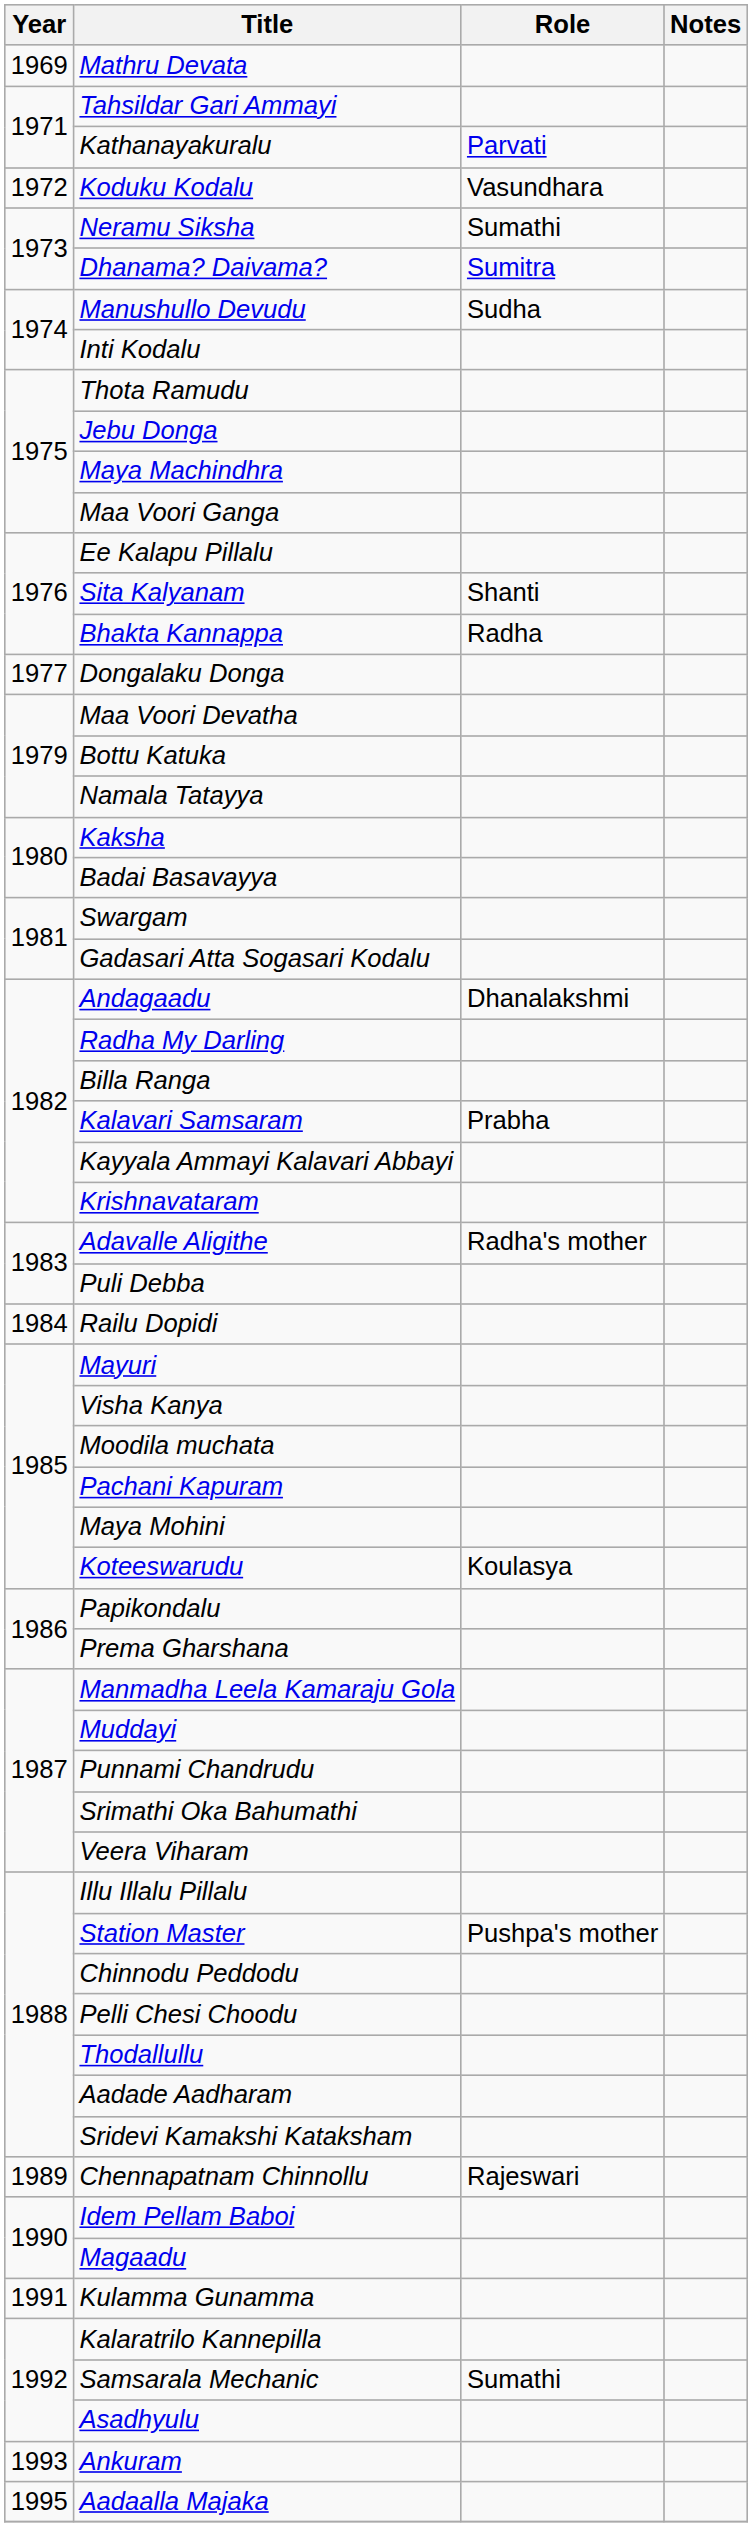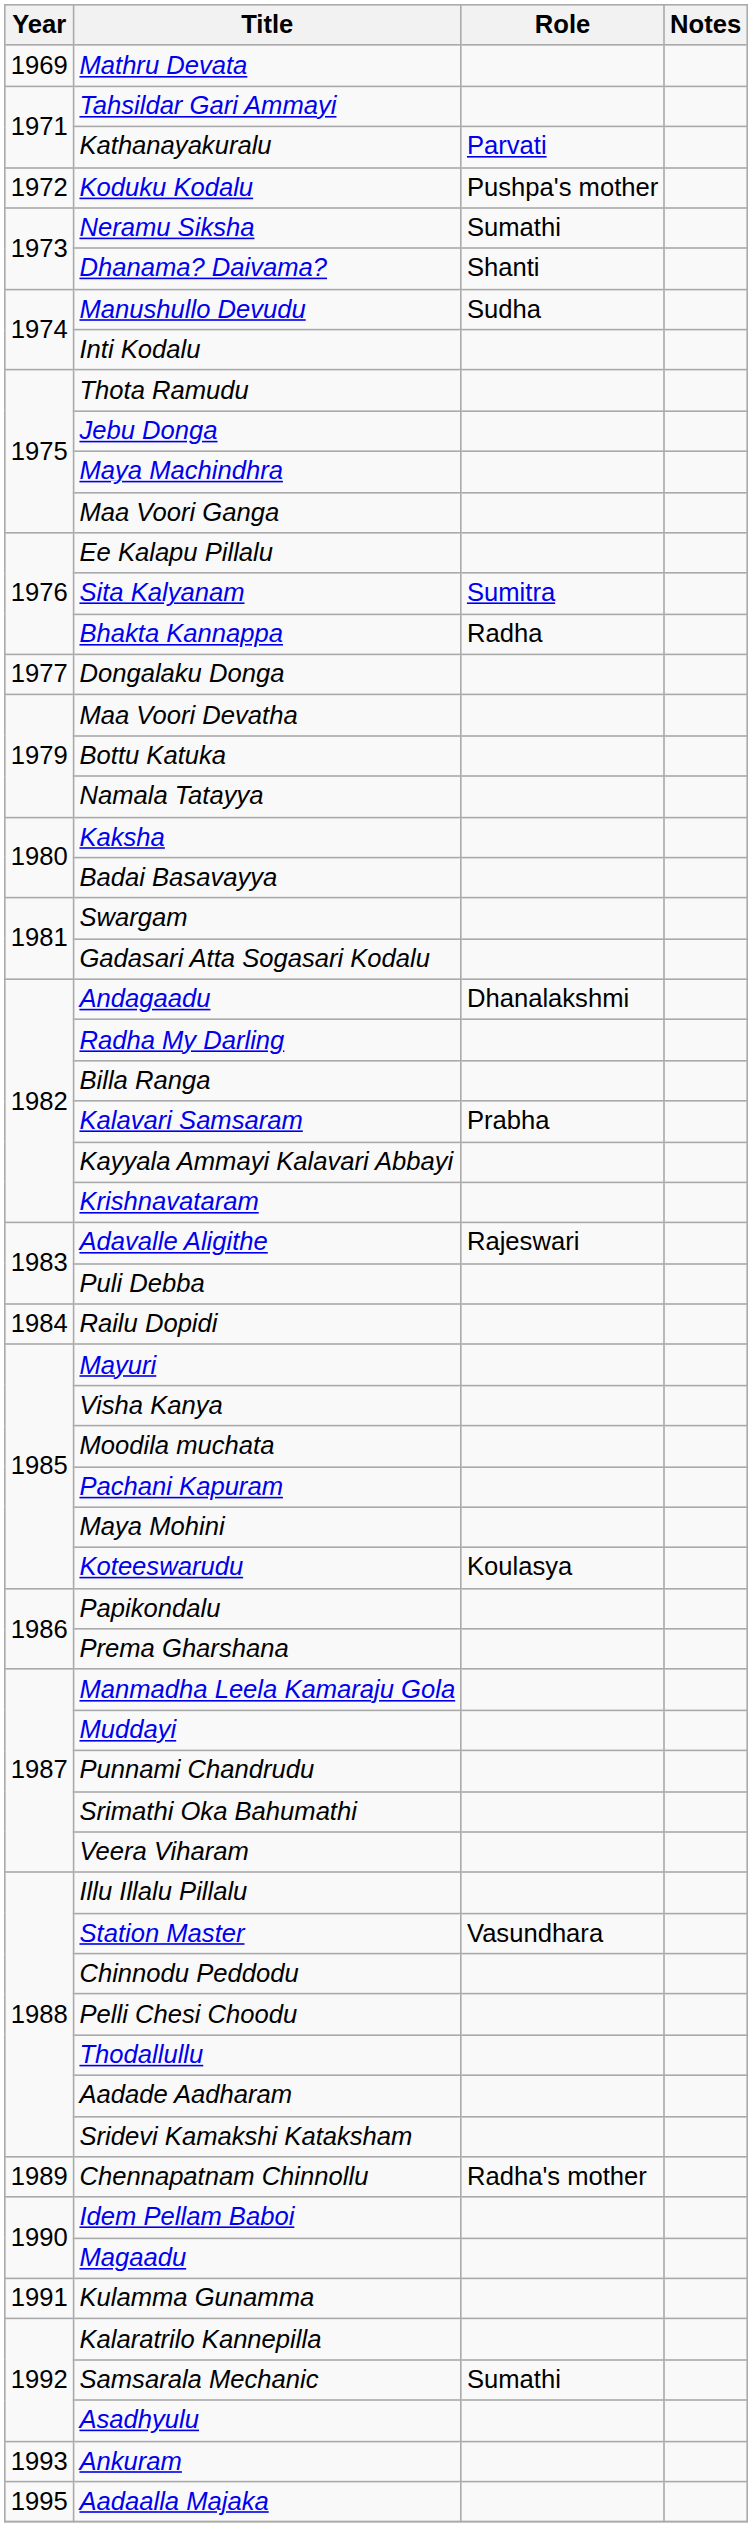(535, 187) Vasundhara -> (563, 187) Pushpa's mother
(511, 268) Sumitra -> (503, 268) Shanti
(503, 593) Shanti -> (511, 593) Sumitra
(557, 1242) Radha's mother -> (523, 1242) Rajeswari
(563, 1932) Pushpa's mother -> (535, 1932) Vasundhara
(523, 2176) Rajeswari -> (557, 2176) Radha's mother
